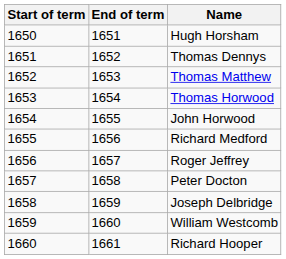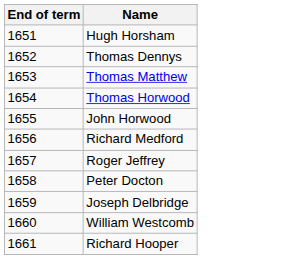- column: (46, 14)
